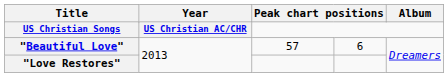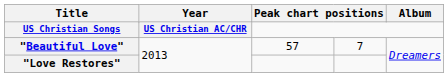(360, 46) 6 -> (360, 46) 7
